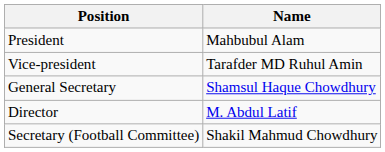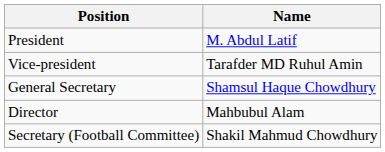(255, 40) Mahbubul Alam -> (251, 40) M. Abdul Latif
(251, 111) M. Abdul Latif -> (255, 111) Mahbubul Alam
